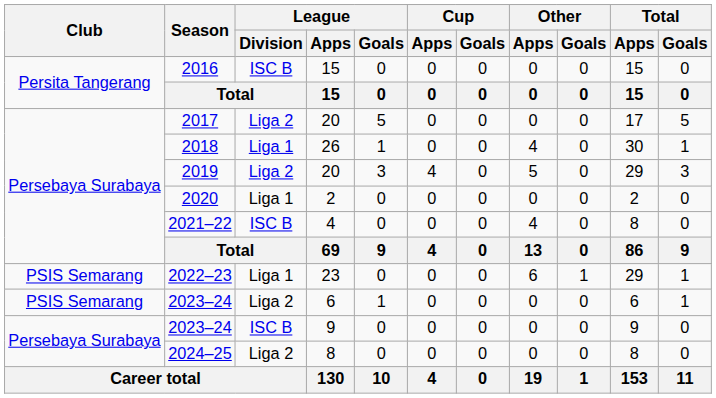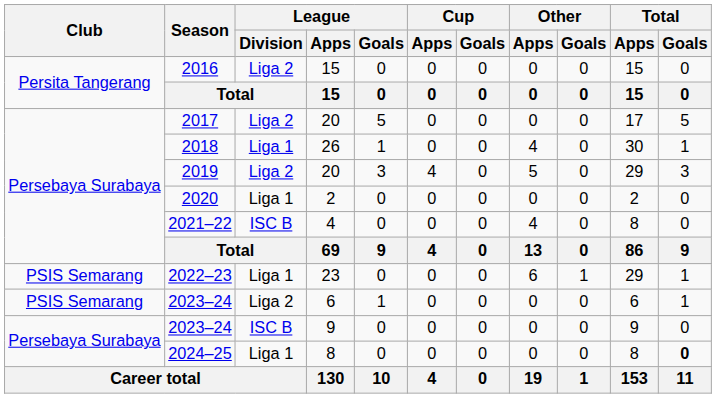(271, 69) ISC B -> (271, 69) Liga 2
(271, 353) Liga 2 -> (271, 353) Liga 1
(685, 353) normal -> (685, 353) bold
